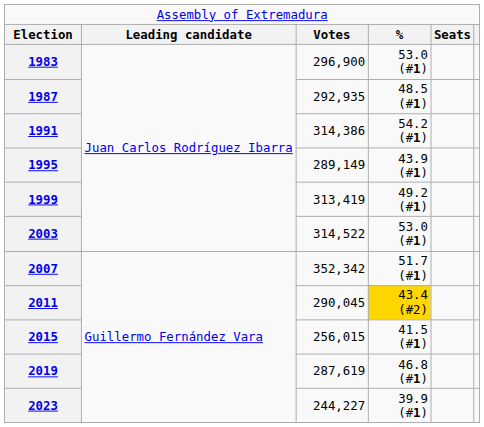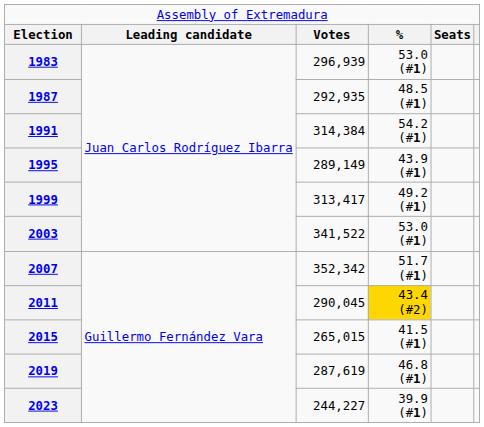(339, 62) 296,900 -> (339, 62) 296,939
(339, 131) 314,386 -> (339, 131) 314,384
(339, 199) 313,419 -> (339, 199) 313,417
(339, 234) 314,522 -> (339, 234) 341,522
(339, 337) 256,015 -> (339, 337) 265,015
